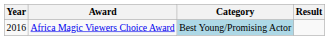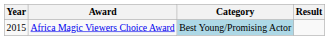(16, 27) 2016 -> (16, 27) 2015
